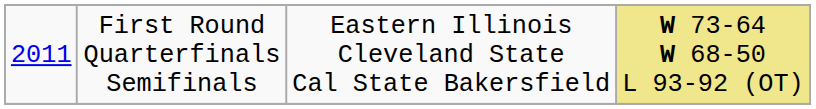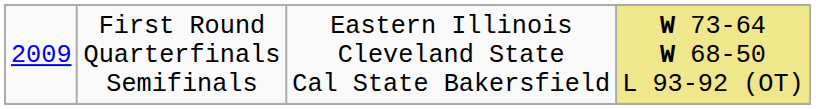(41, 55) 2011 -> (41, 55) 2009
